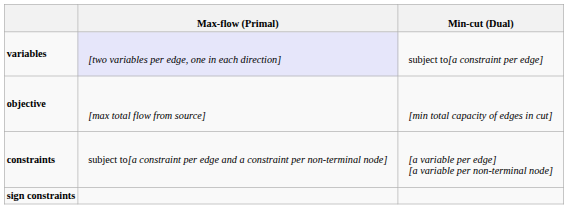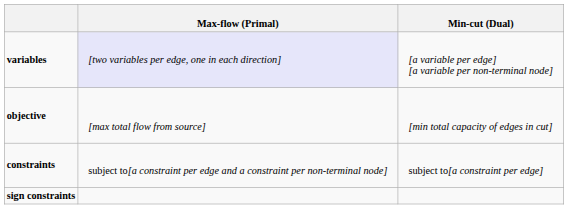(476, 60) subject to[a constraint per edge] -> (481, 65) [a variable per edge] [a variable per non-terminal node]
(481, 165) [a variable per edge] [a variable per non-terminal node] -> (476, 171) subject to[a constraint per edge]
